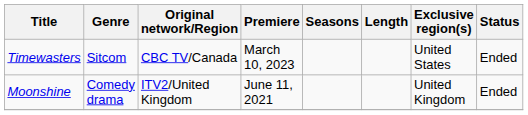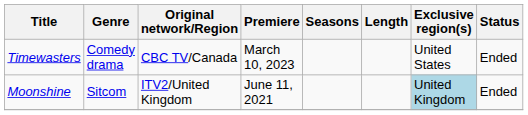(107, 57) Sitcom -> (111, 57) Comedy drama
(111, 92) Comedy drama -> (107, 92) Sitcom
(440, 92) no background -> (440, 92) lightblue background
